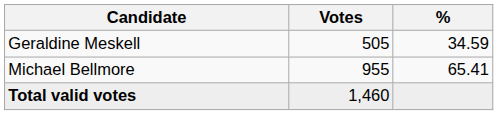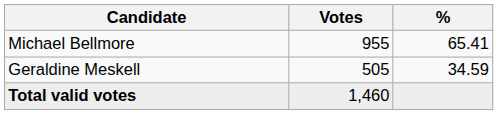rows swapped: (72, 69) <-> (74, 43)
